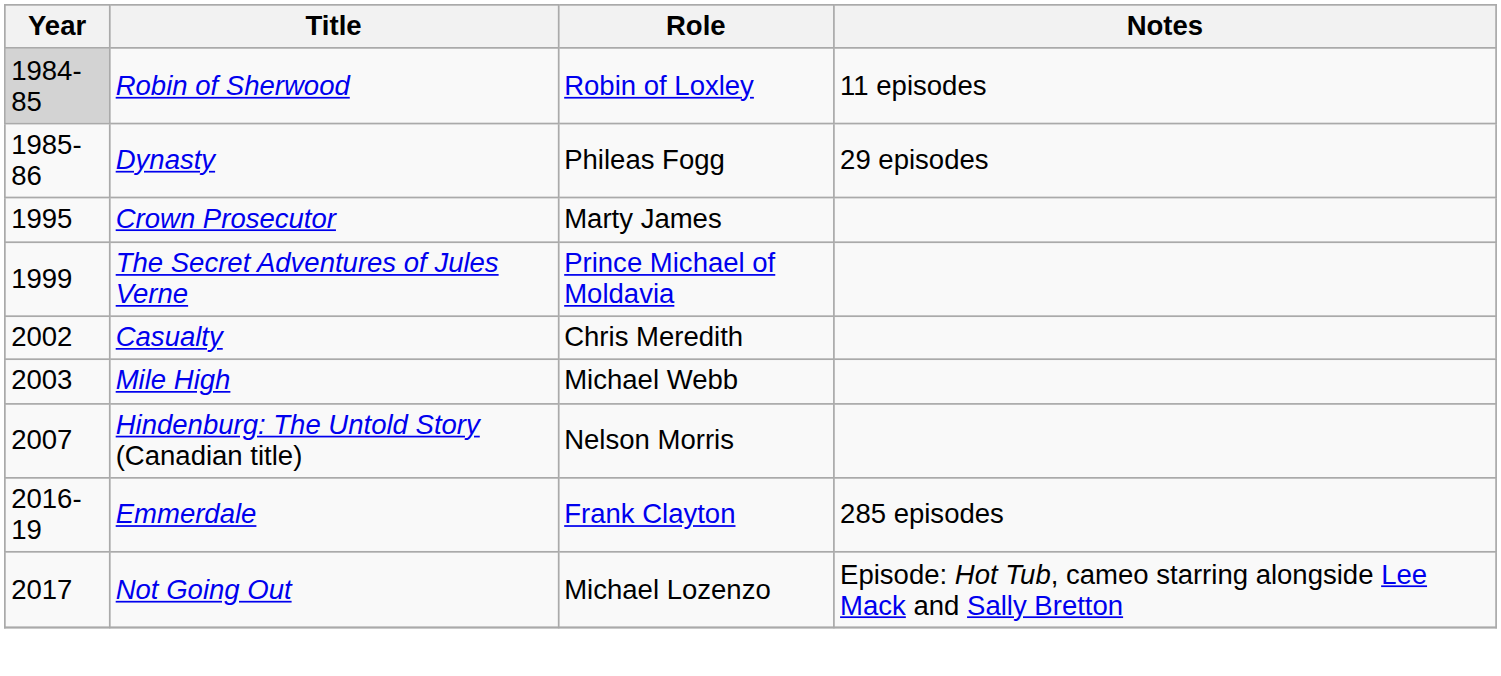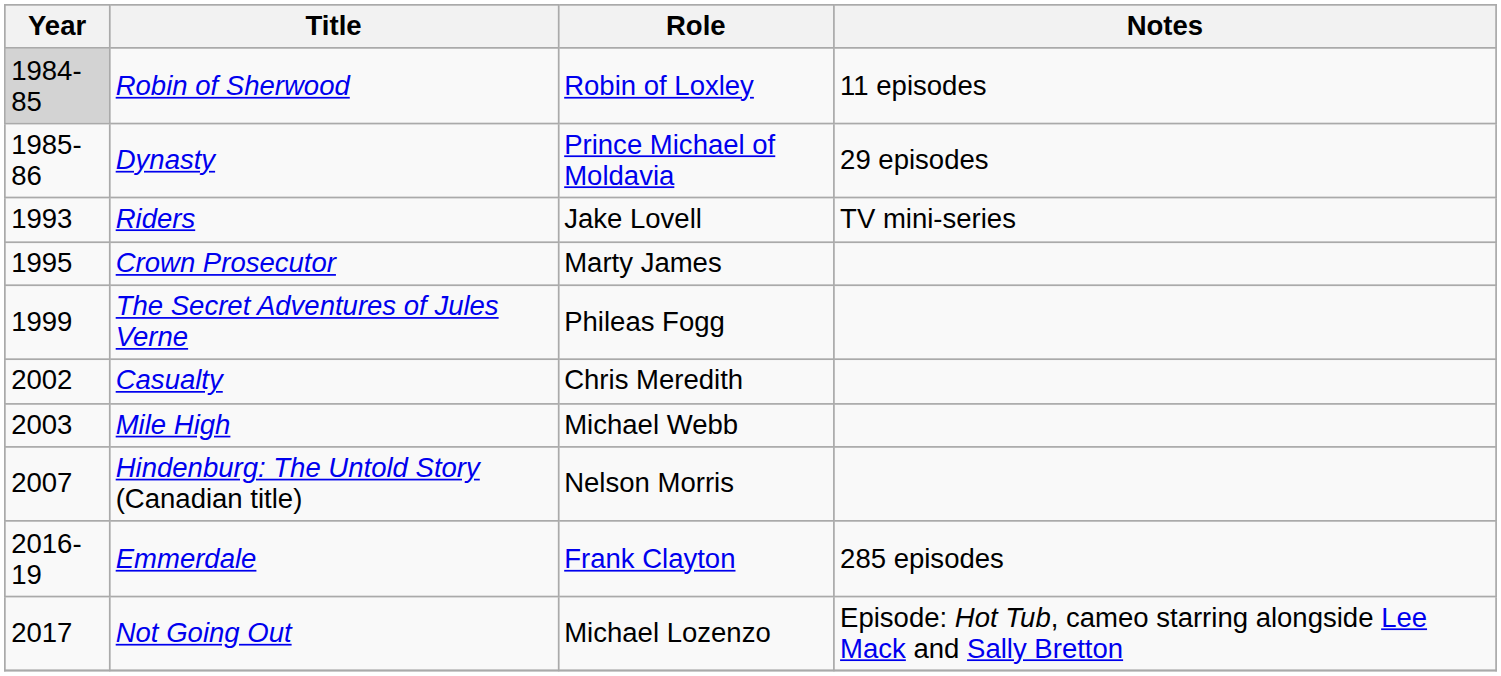(644, 160) Phileas Fogg -> (670, 160) Prince Michael of Moldavia
+ row: (155, 219)
(670, 278) Prince Michael of Moldavia -> (644, 321) Phileas Fogg
